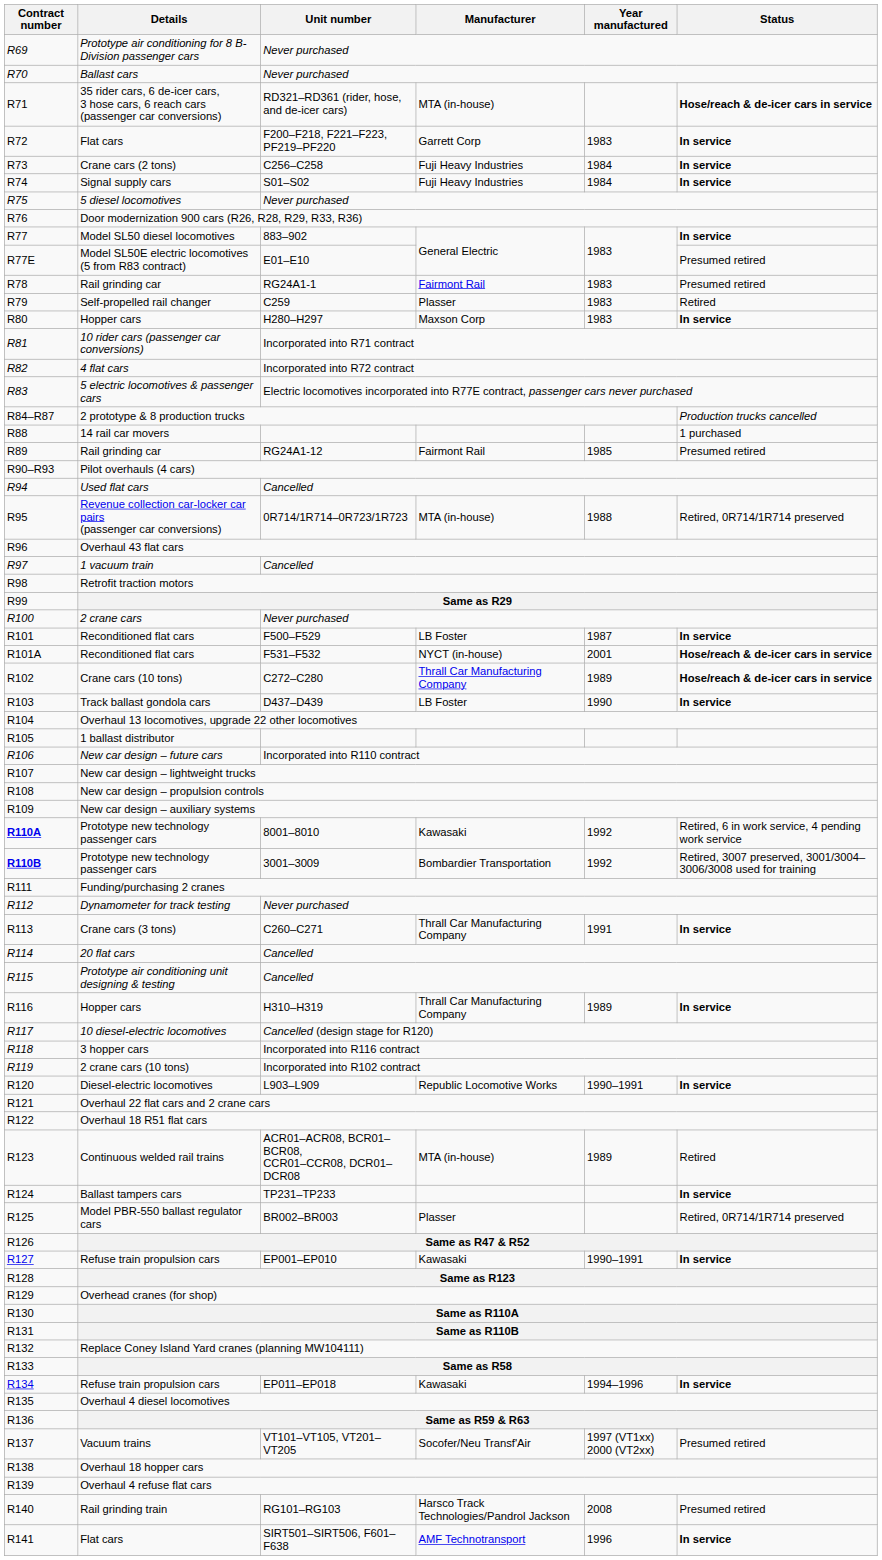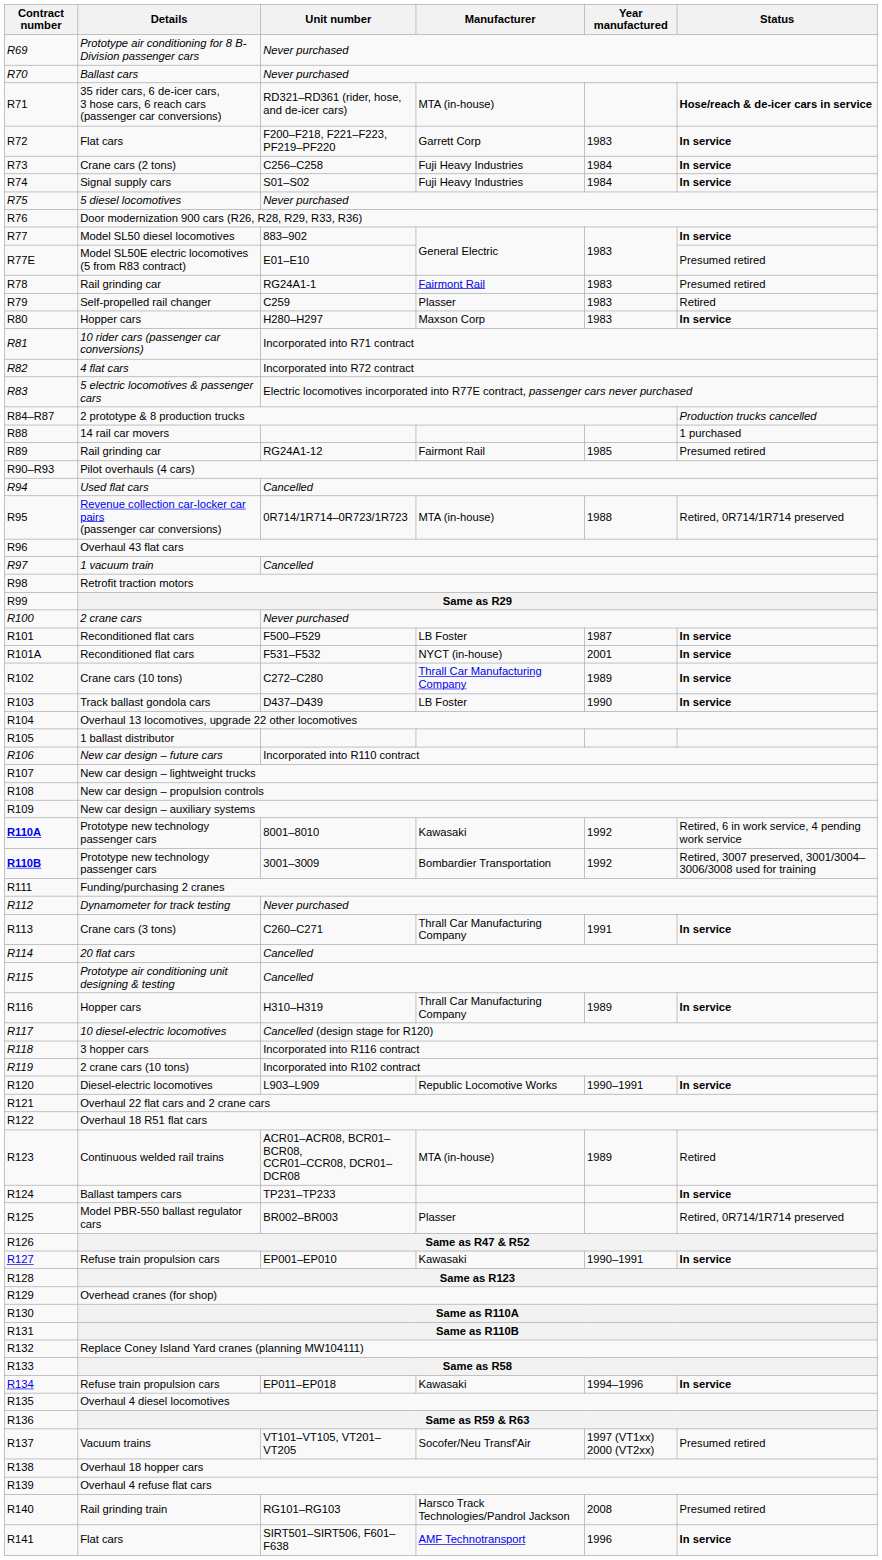(776, 654) Hose/reach & de-icer cars in service -> (705, 654) In service
(776, 678) Hose/reach & de-icer cars in service -> (705, 678) In service
